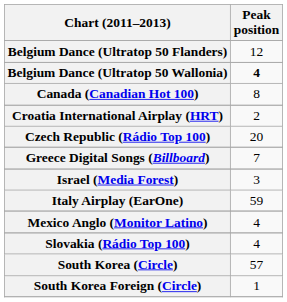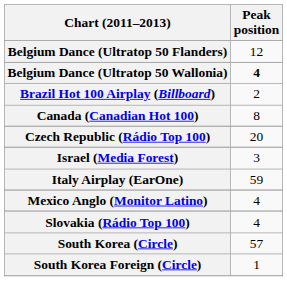+ row: (118, 94)
- row: (118, 115)
- row: (118, 158)
